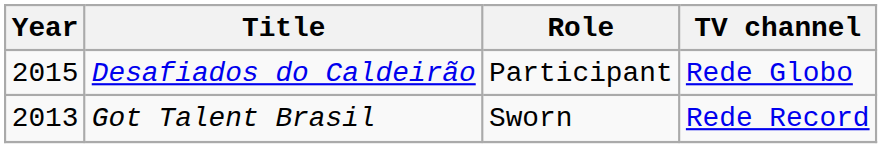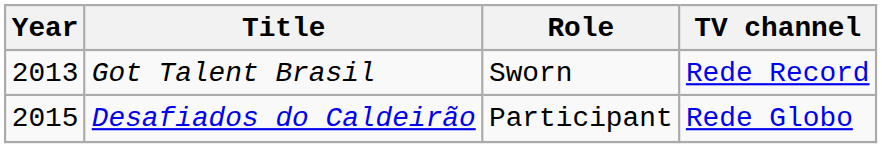rows swapped: (234, 118) <-> (284, 73)
